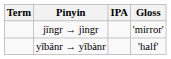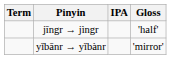(148, 29) 'mirror' -> (148, 29) 'half'
(148, 46) 'half' -> (148, 46) 'mirror'
